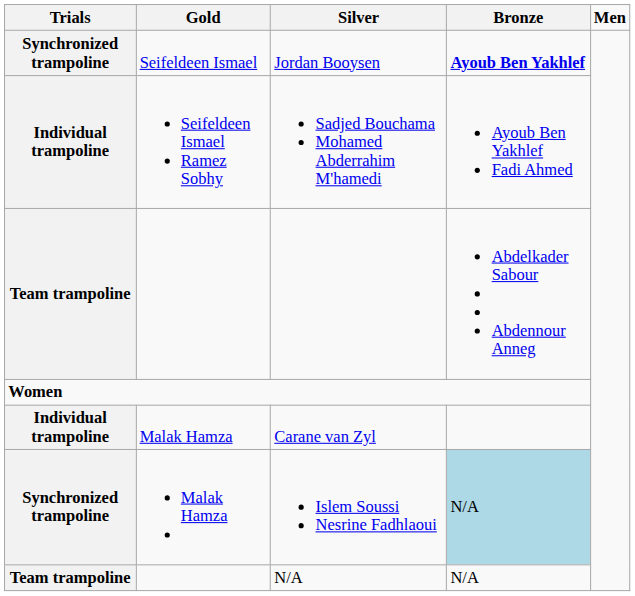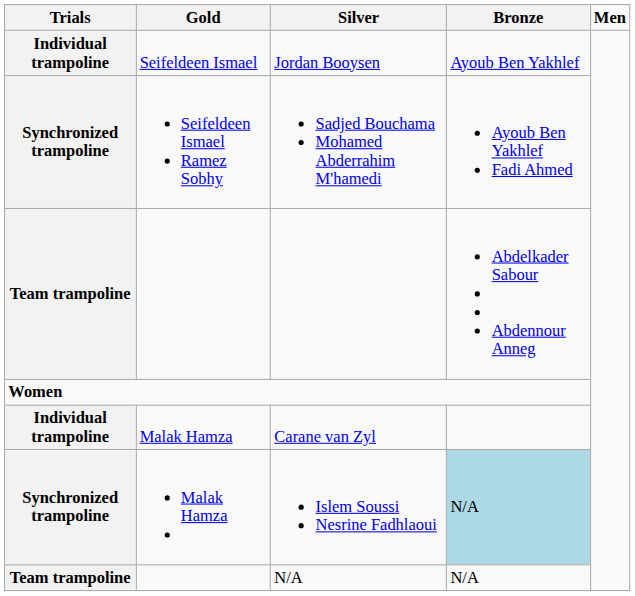(70, 52) Synchronized trampoline -> (70, 52) Individual trampoline
(518, 62) bold -> (515, 62) normal
(70, 141) Individual trampoline -> (70, 141) Synchronized trampoline
